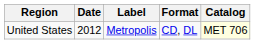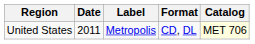(89, 30) 2012 -> (89, 30) 2011
